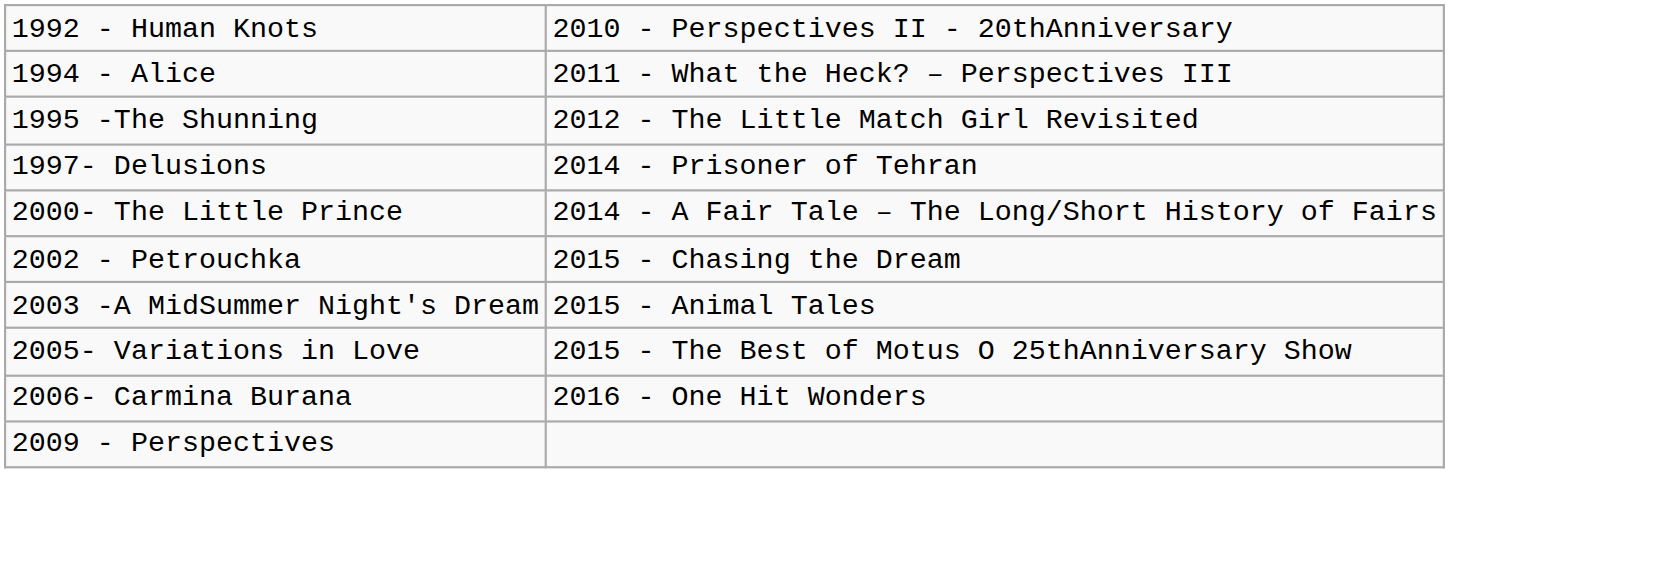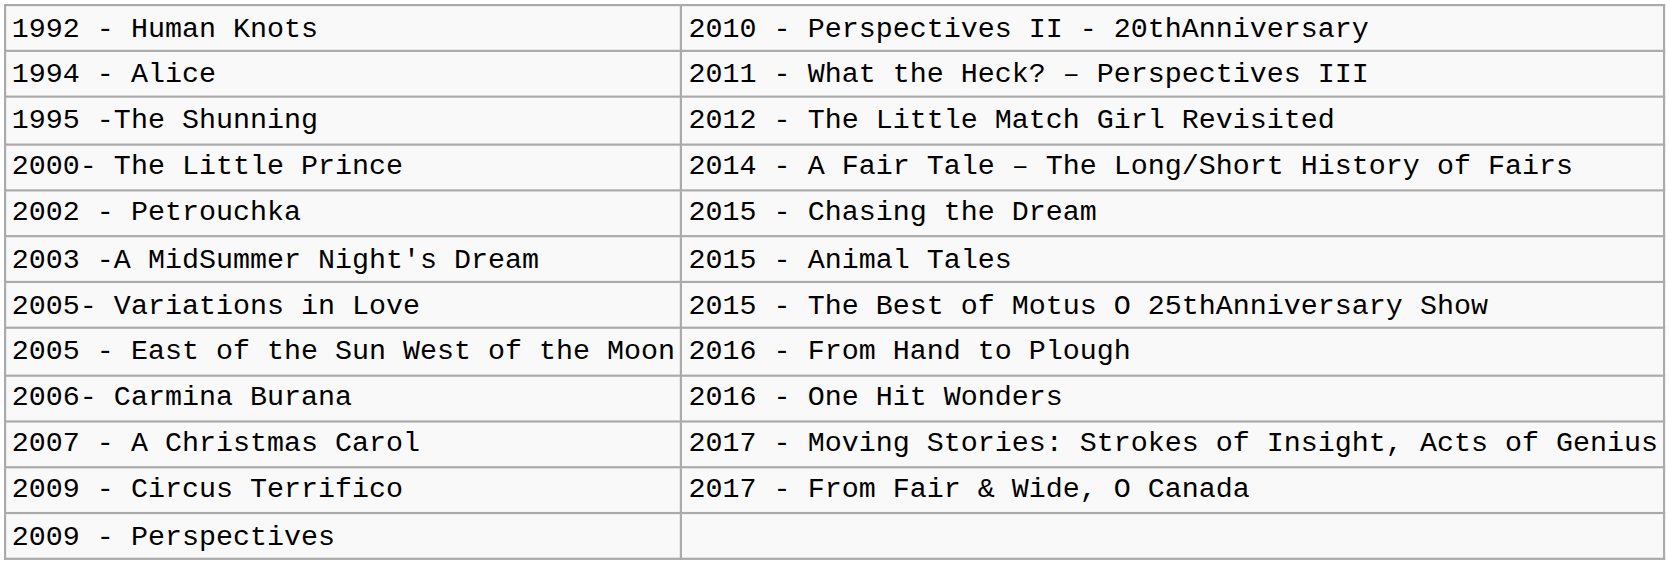- row: (139, 167)
+ row: (343, 352)
+ row: (216, 444)
+ row: (207, 490)
